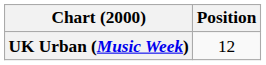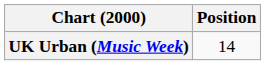(227, 45) 12 -> (227, 45) 14
